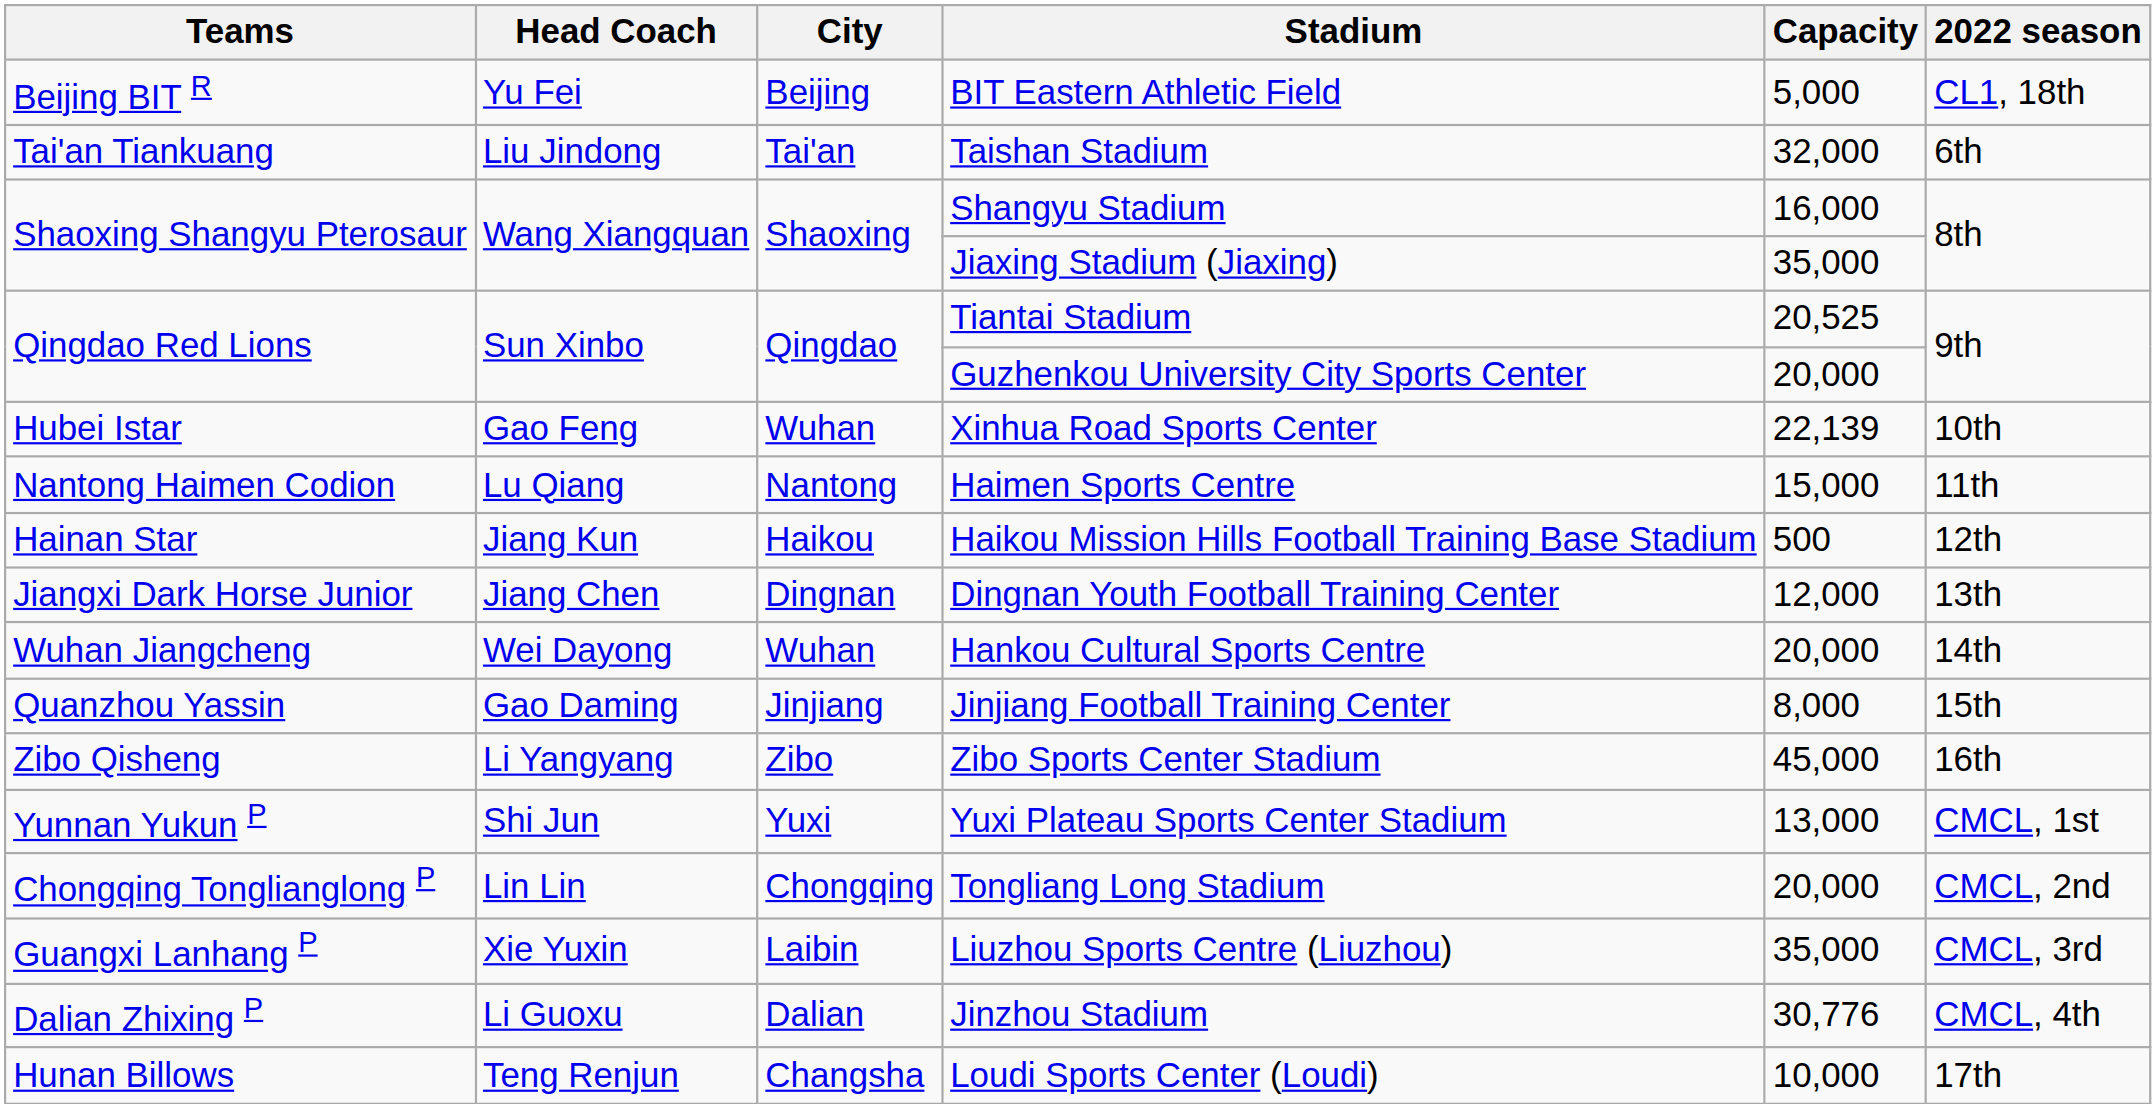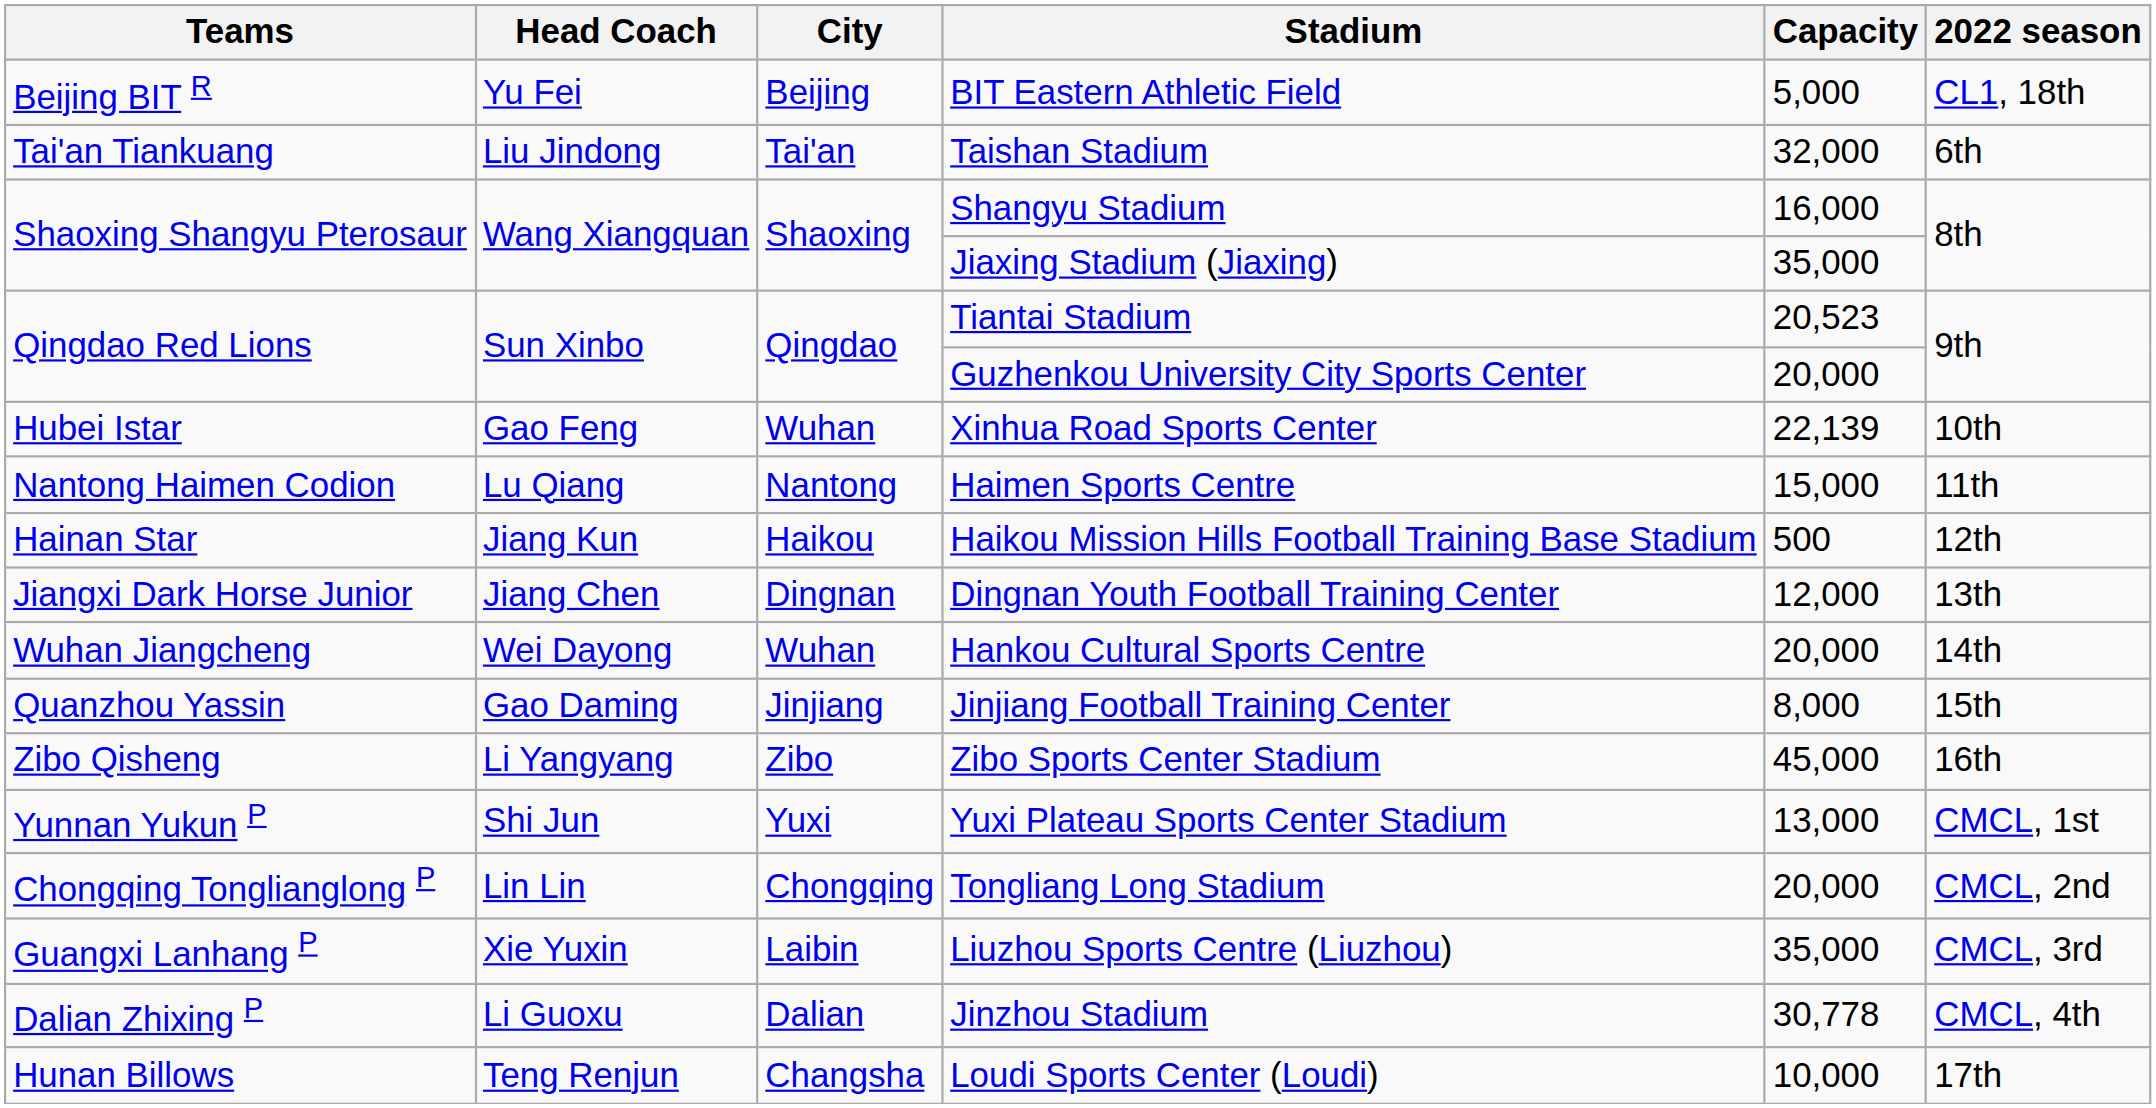(1826, 318) 20,525 -> (1826, 318) 20,523
(1826, 1014) 30,776 -> (1826, 1014) 30,778
